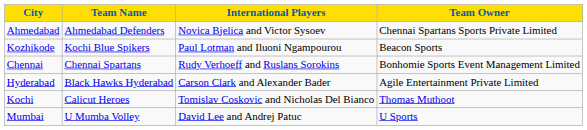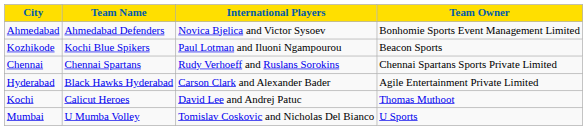(468, 30) Chennai Spartans Sports Private Limited -> (480, 30) Bonhomie Sports Event Management Limited
(480, 64) Bonhomie Sports Event Management Limited -> (468, 64) Chennai Spartans Sports Private Limited
(276, 99) Tomislav Coskovic and Nicholas Del Bianco -> (240, 99) David Lee and Andrej Patuc
(240, 116) David Lee and Andrej Patuc -> (276, 116) Tomislav Coskovic and Nicholas Del Bianco
